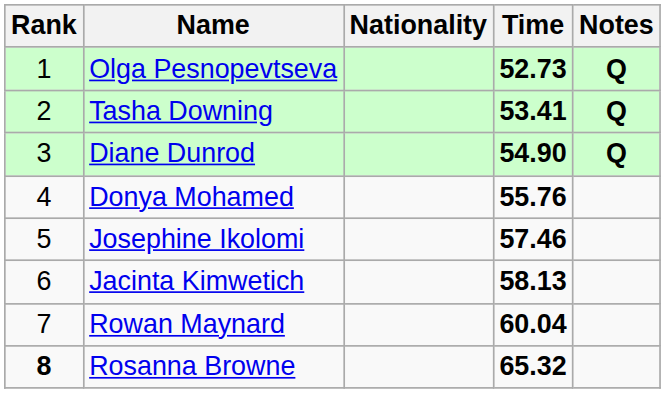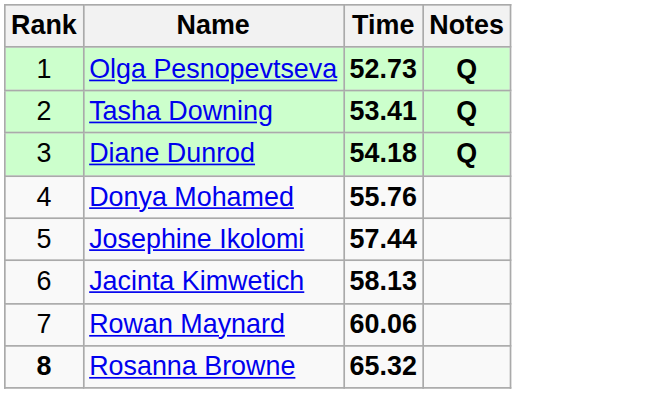- column: (418, 25)
(533, 153) 54.90 -> (383, 153) 54.18
(533, 238) 57.46 -> (383, 238) 57.44
(533, 324) 60.04 -> (383, 324) 60.06
